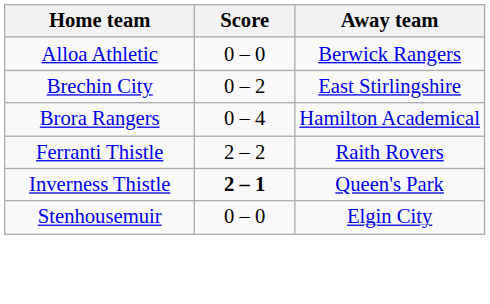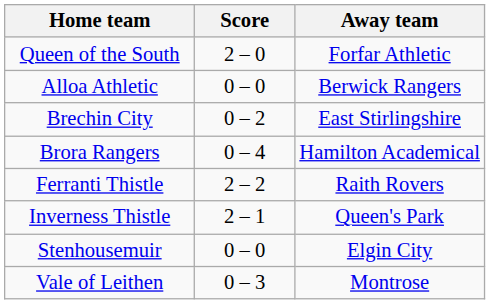+ row: (100, 53)
(245, 184) bold -> (245, 217) normal
+ row: (100, 282)
